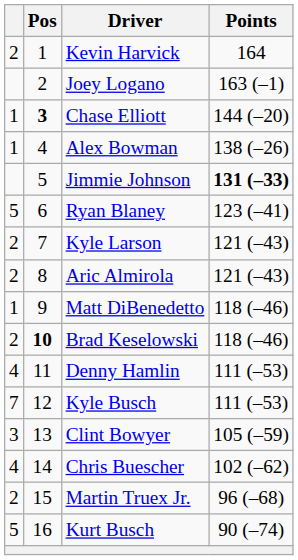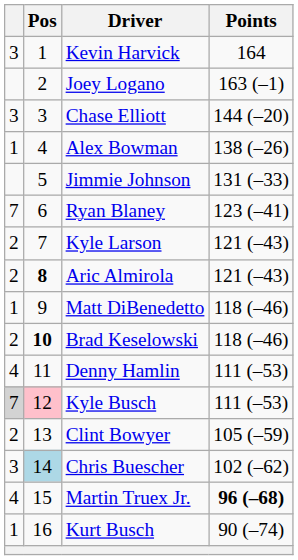(14, 52) 2 -> (14, 52) 3
(14, 116) 1 -> (14, 116) 3
(42, 116) bold -> (42, 116) normal
(251, 179) bold -> (251, 179) normal
(14, 211) 5 -> (14, 211) 7
(42, 275) normal -> (42, 275) bold
(14, 402) no background -> (14, 402) lightgrey background
(42, 402) no background -> (42, 402) pink background
(14, 434) 3 -> (14, 434) 2
(14, 466) 4 -> (14, 466) 3
(42, 466) no background -> (42, 466) lightblue background
(14, 498) 2 -> (14, 498) 4
(251, 498) normal -> (251, 498) bold
(14, 529) 5 -> (14, 529) 1
